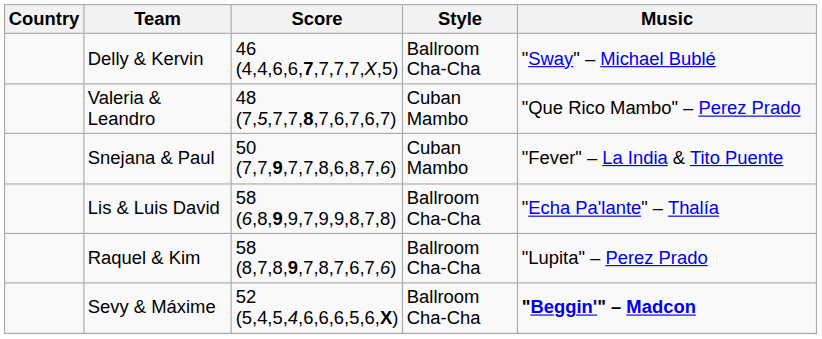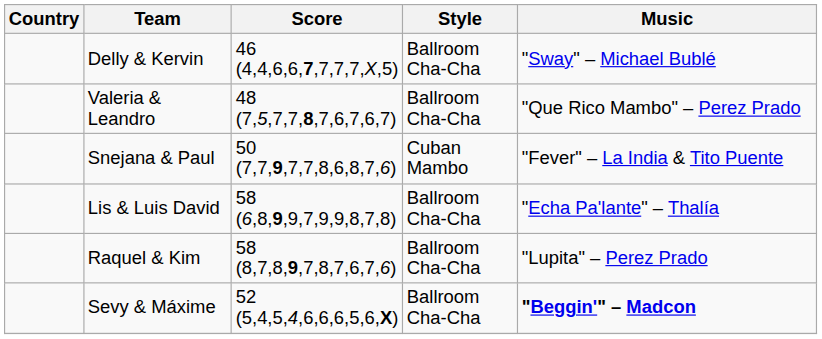(437, 108) Cuban Mambo -> (444, 108) Ballroom Cha-Cha
